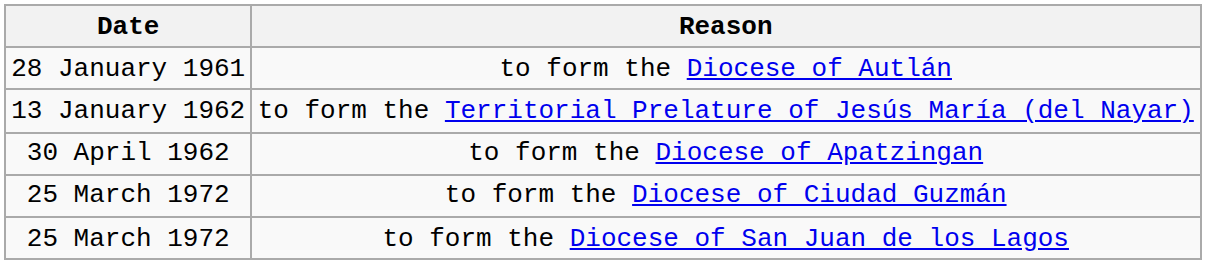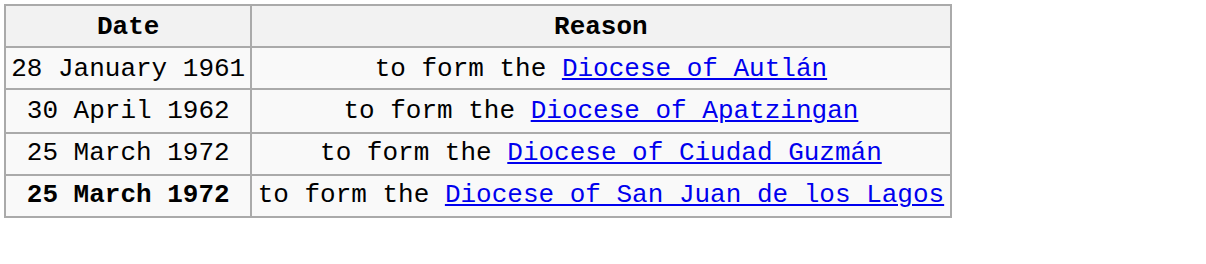- row: (726, 111)
(128, 238) normal -> (128, 196) bold
